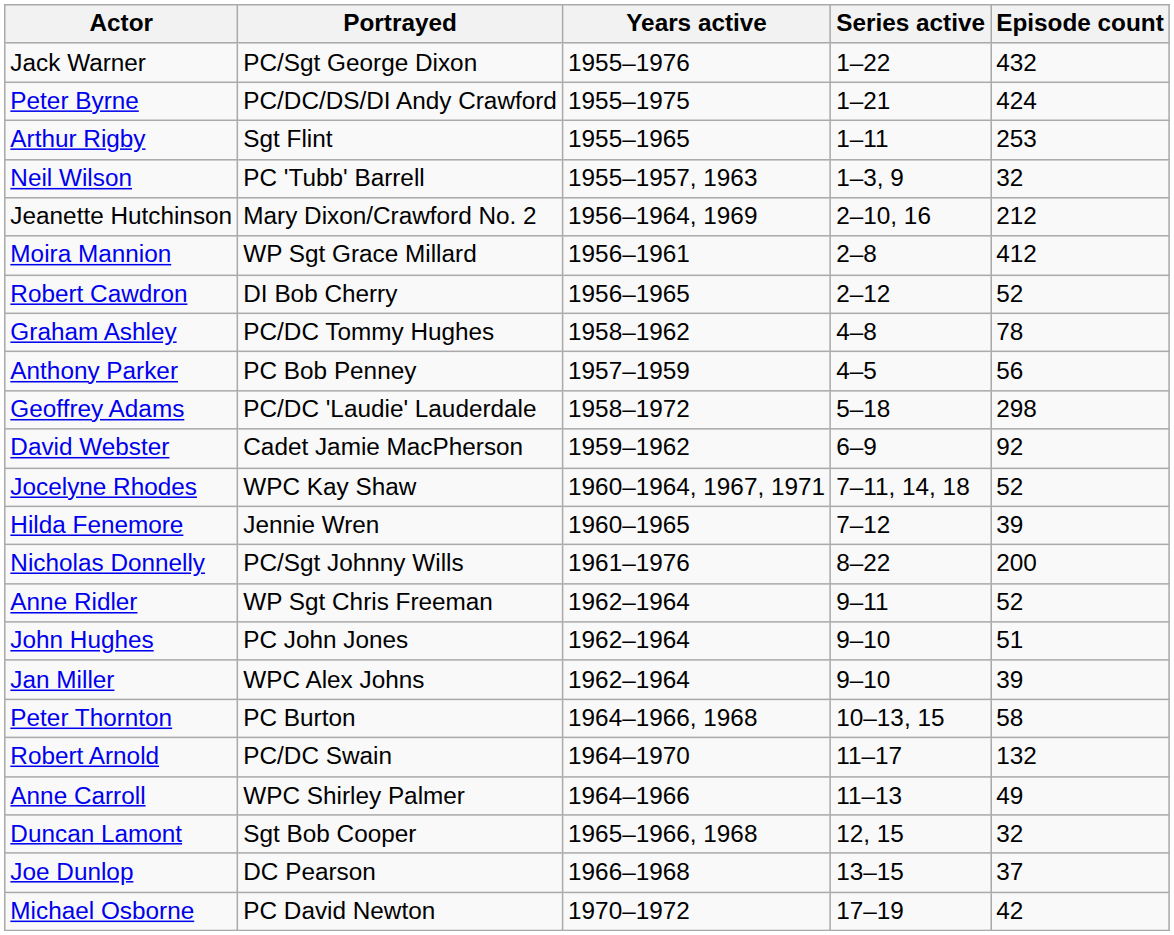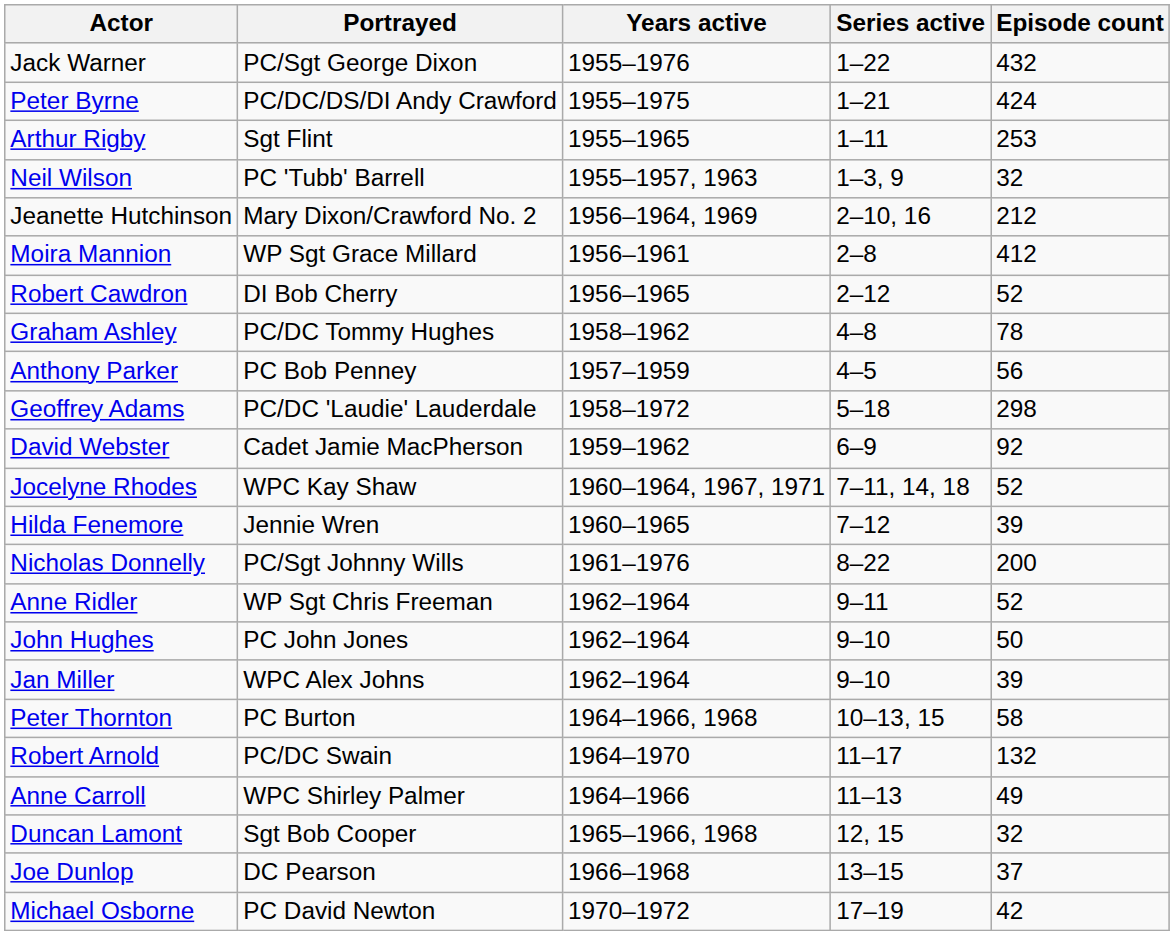(1010, 640) 51 -> (1010, 640) 50
